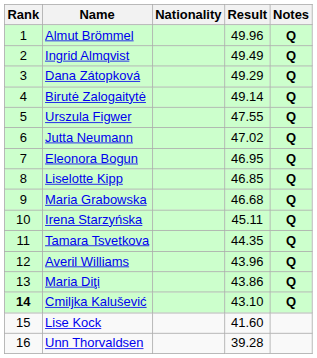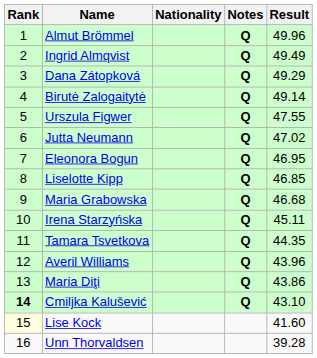columns swapped: (247, 14) <-> (291, 14)
(23, 323) no background -> (23, 323) lightyellow background
